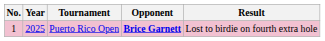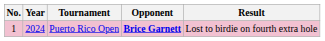(35, 28) 2025 -> (35, 28) 2024
